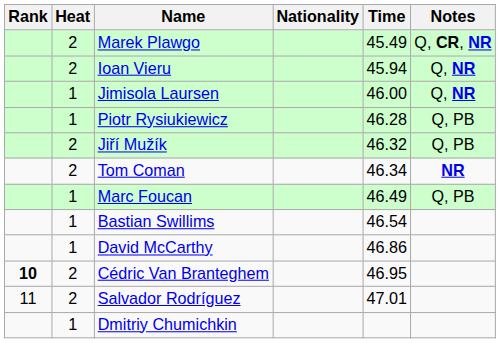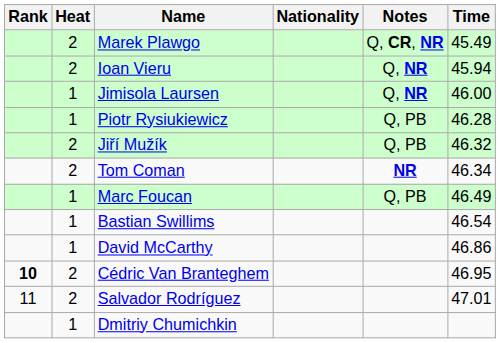columns swapped: (387, 17) <-> (453, 17)
